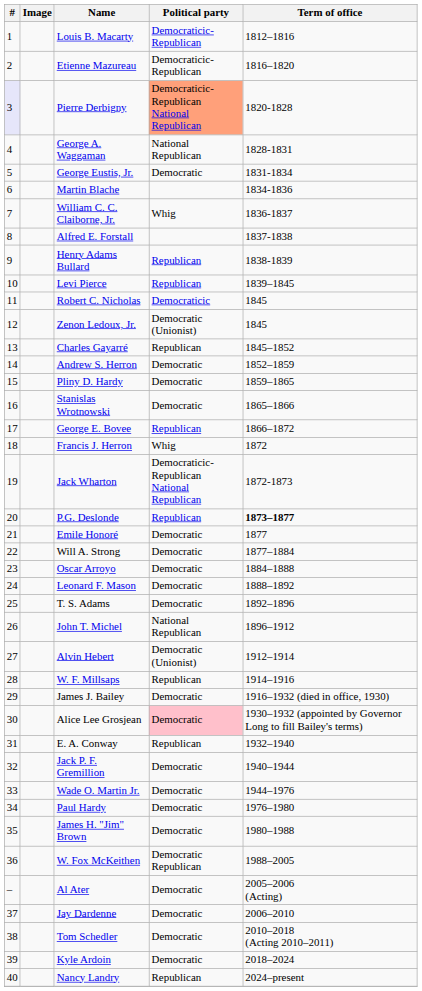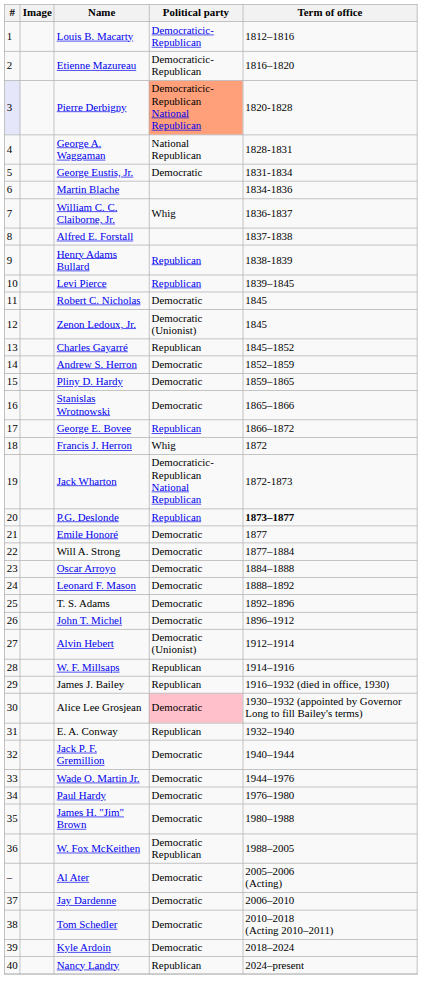(181, 300) Democraticic -> (177, 300) Democratic
(176, 626) National Republican -> (177, 620) Democratic
(177, 697) Democratic -> (176, 684) Republican
